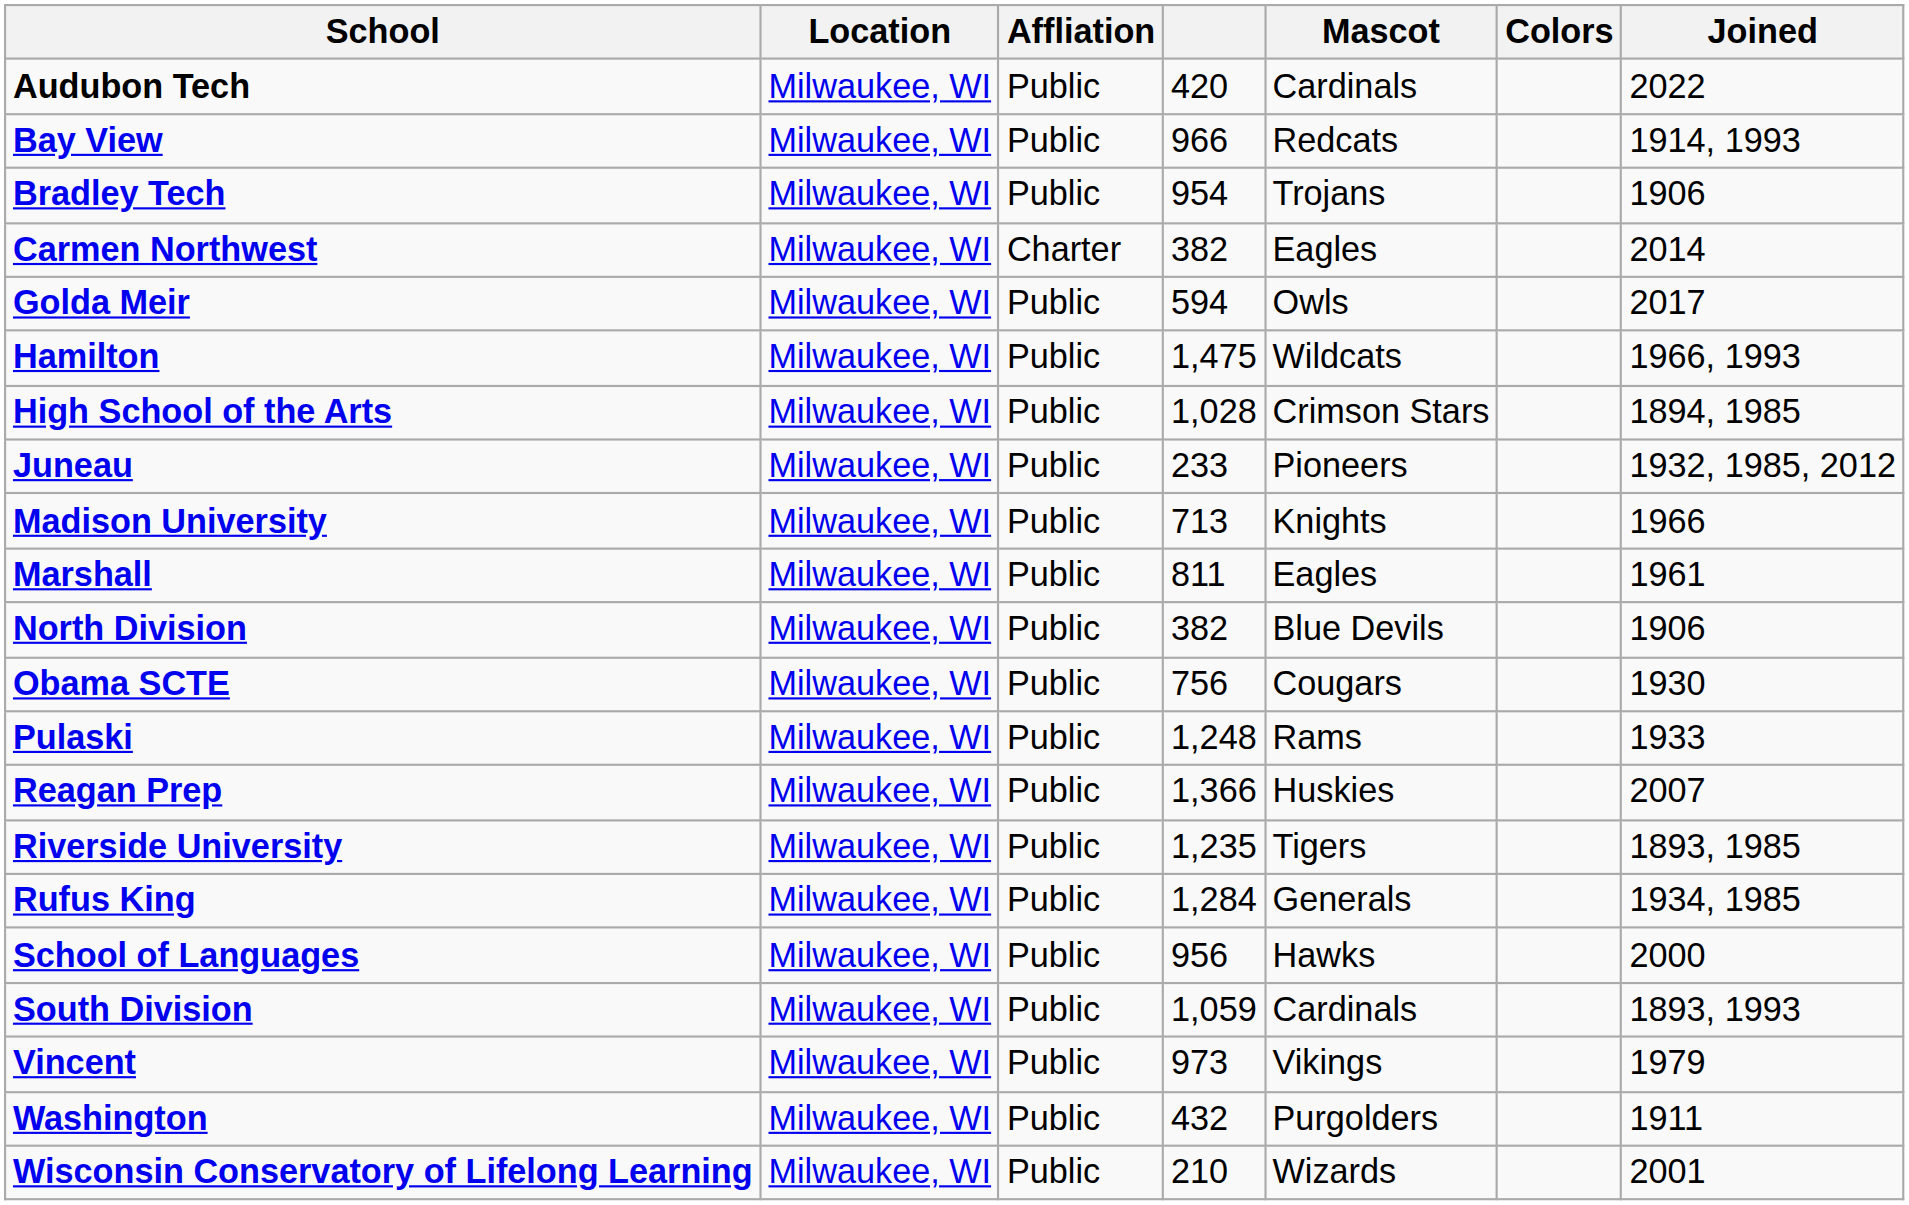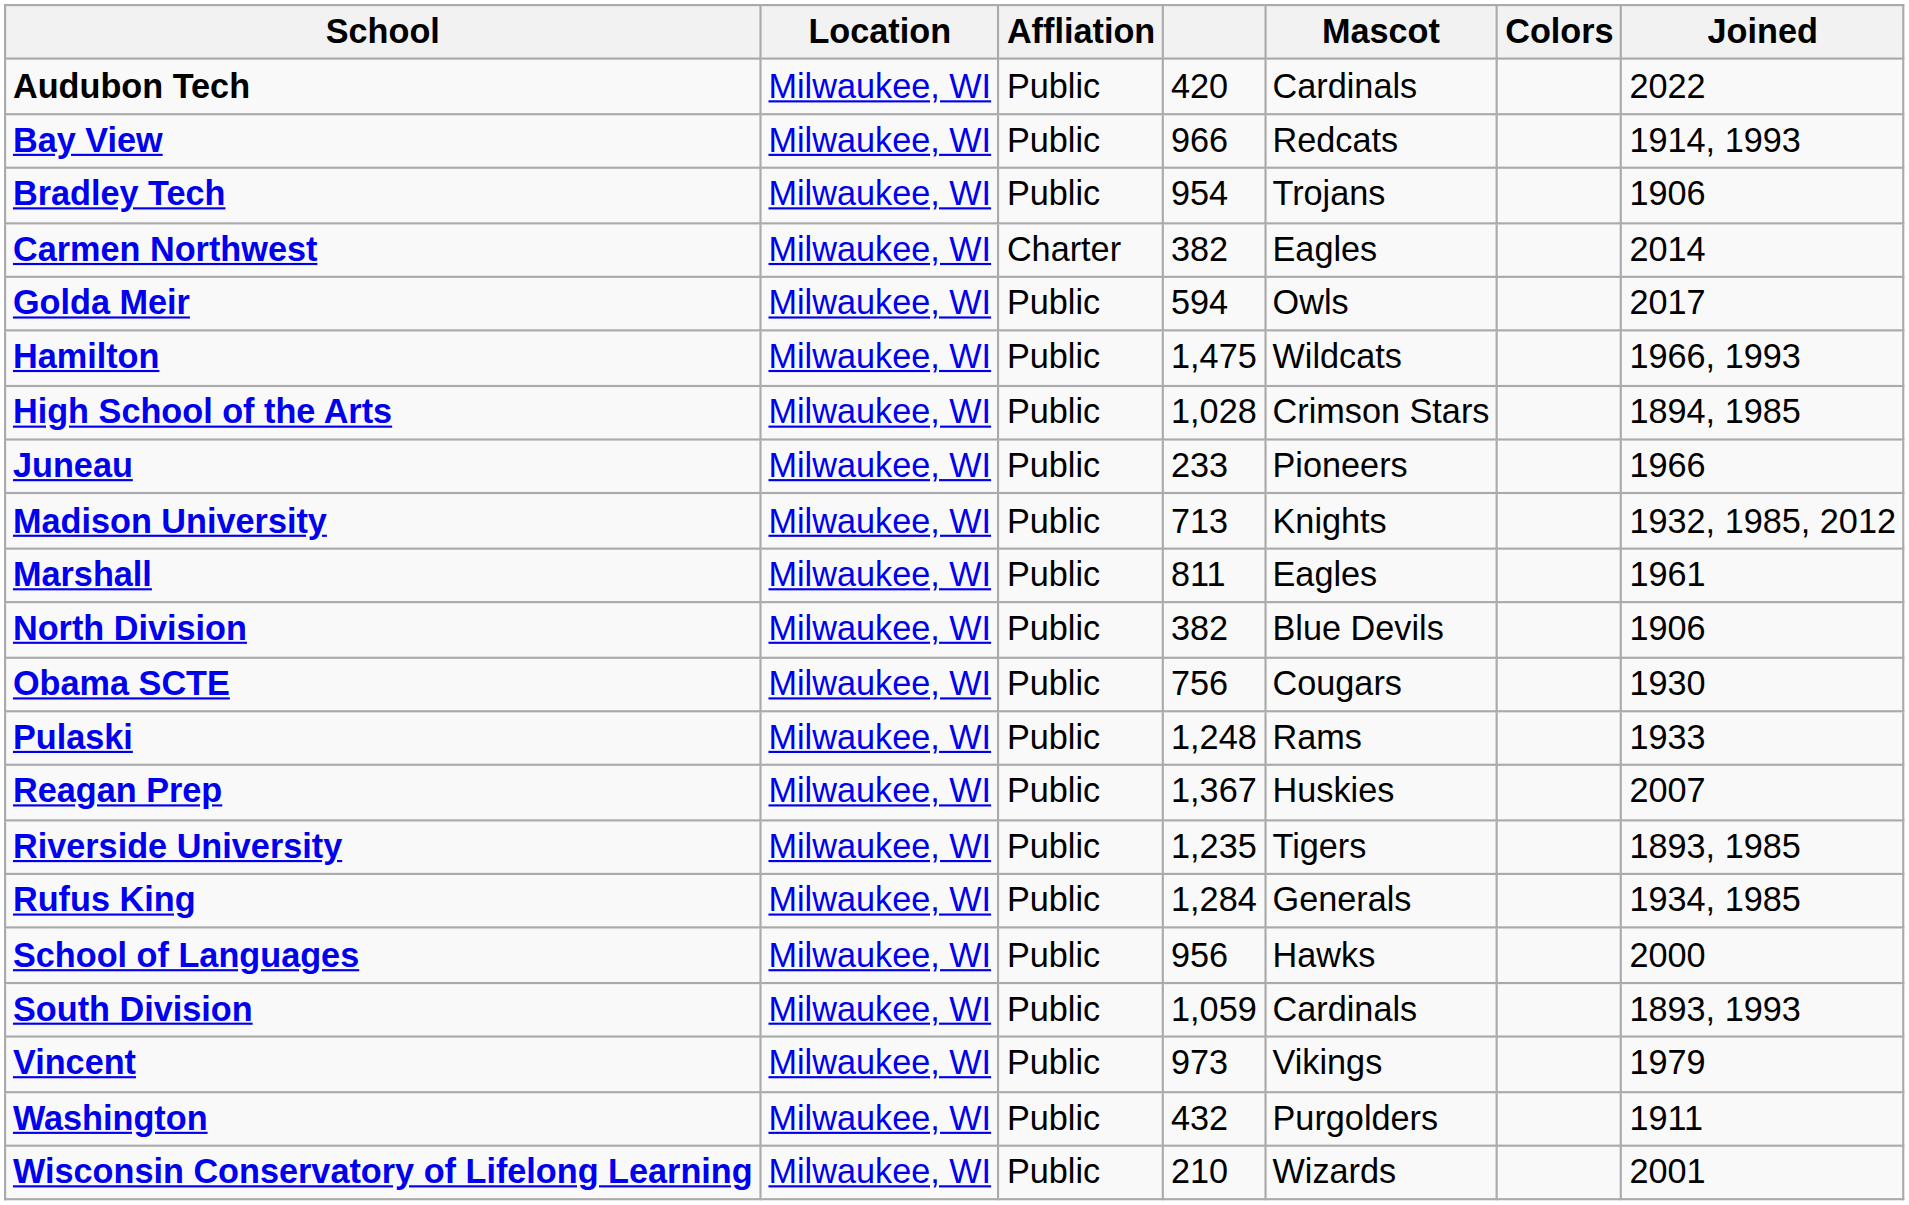(1763, 466) 1932, 1985, 2012 -> (1668, 466) 1966
(1668, 520) 1966 -> (1763, 520) 1932, 1985, 2012
(1214, 791) 1,366 -> (1214, 791) 1,367
